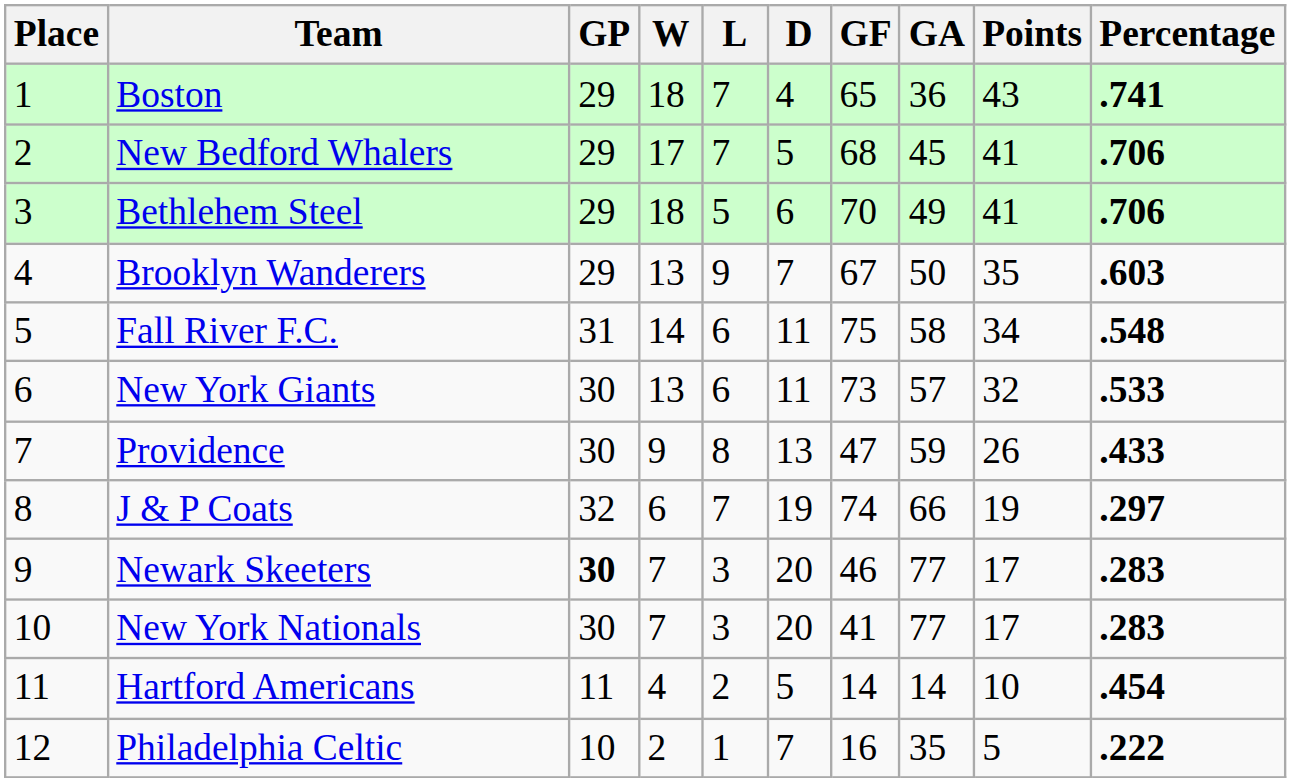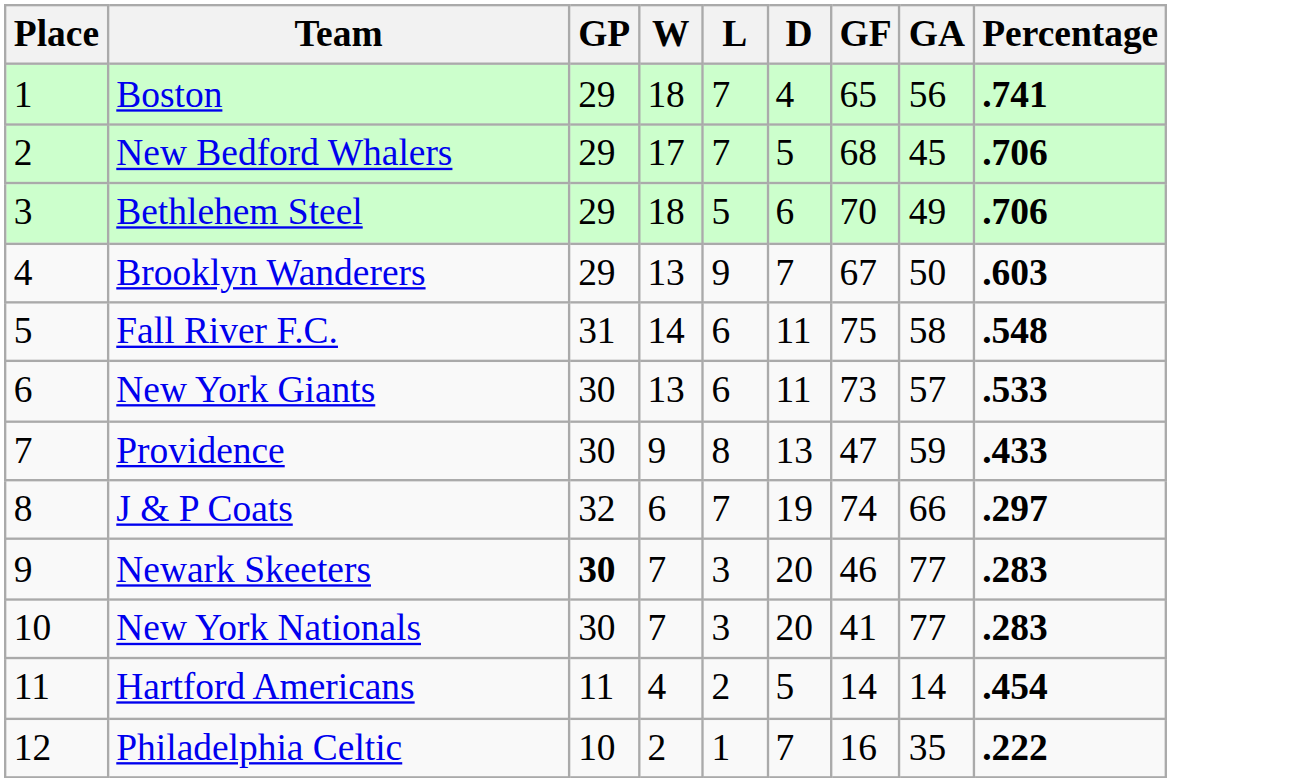- column: (1032, 34)
(928, 93) 36 -> (928, 93) 56
